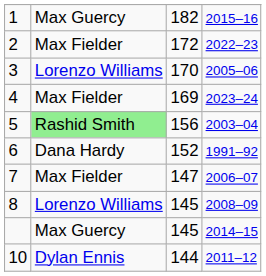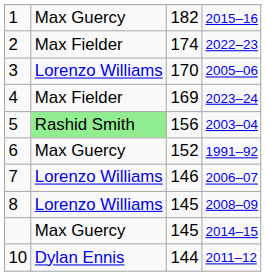(184, 44) 172 -> (184, 44) 174
(80, 151) Dana Hardy -> (80, 151) Max Guercy
(79, 177) Max Fielder -> (99, 177) Lorenzo Williams
(184, 177) 147 -> (184, 177) 146
